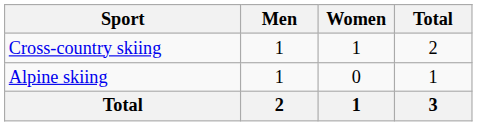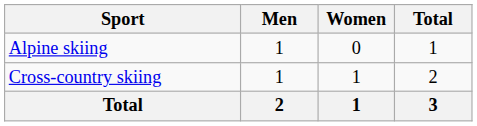rows swapped: (58, 76) <-> (85, 47)
